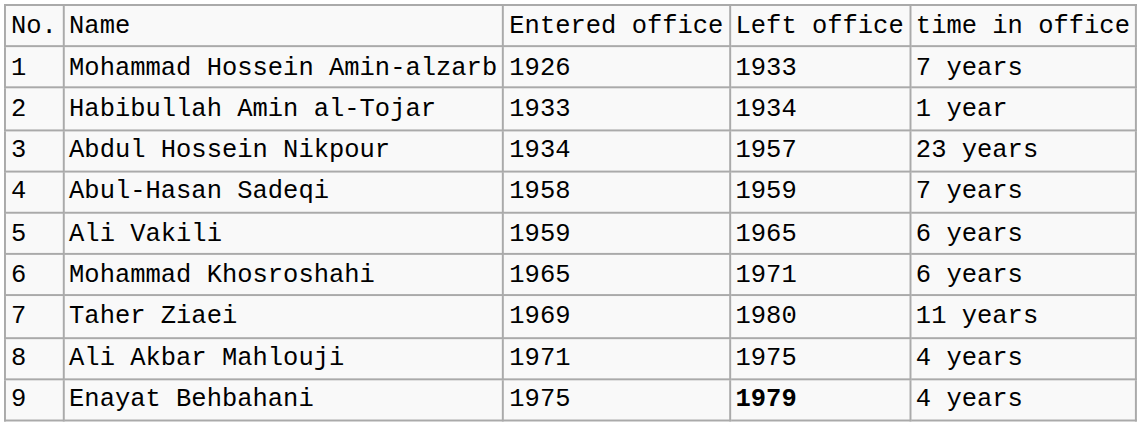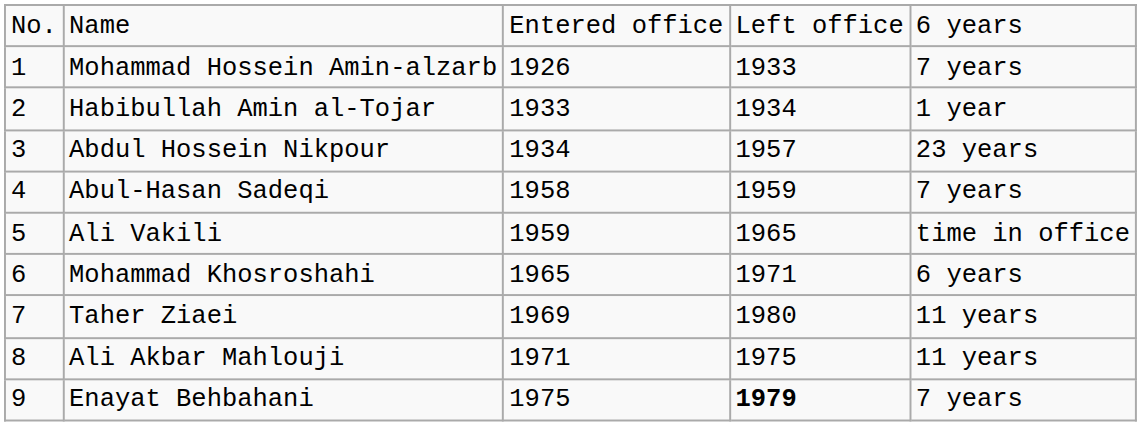(1023, 26) time in office -> (969, 26) 6 years
(969, 233) 6 years -> (1023, 233) time in office
(969, 358) 4 years -> (977, 358) 11 years
(969, 399) 4 years -> (969, 399) 7 years
